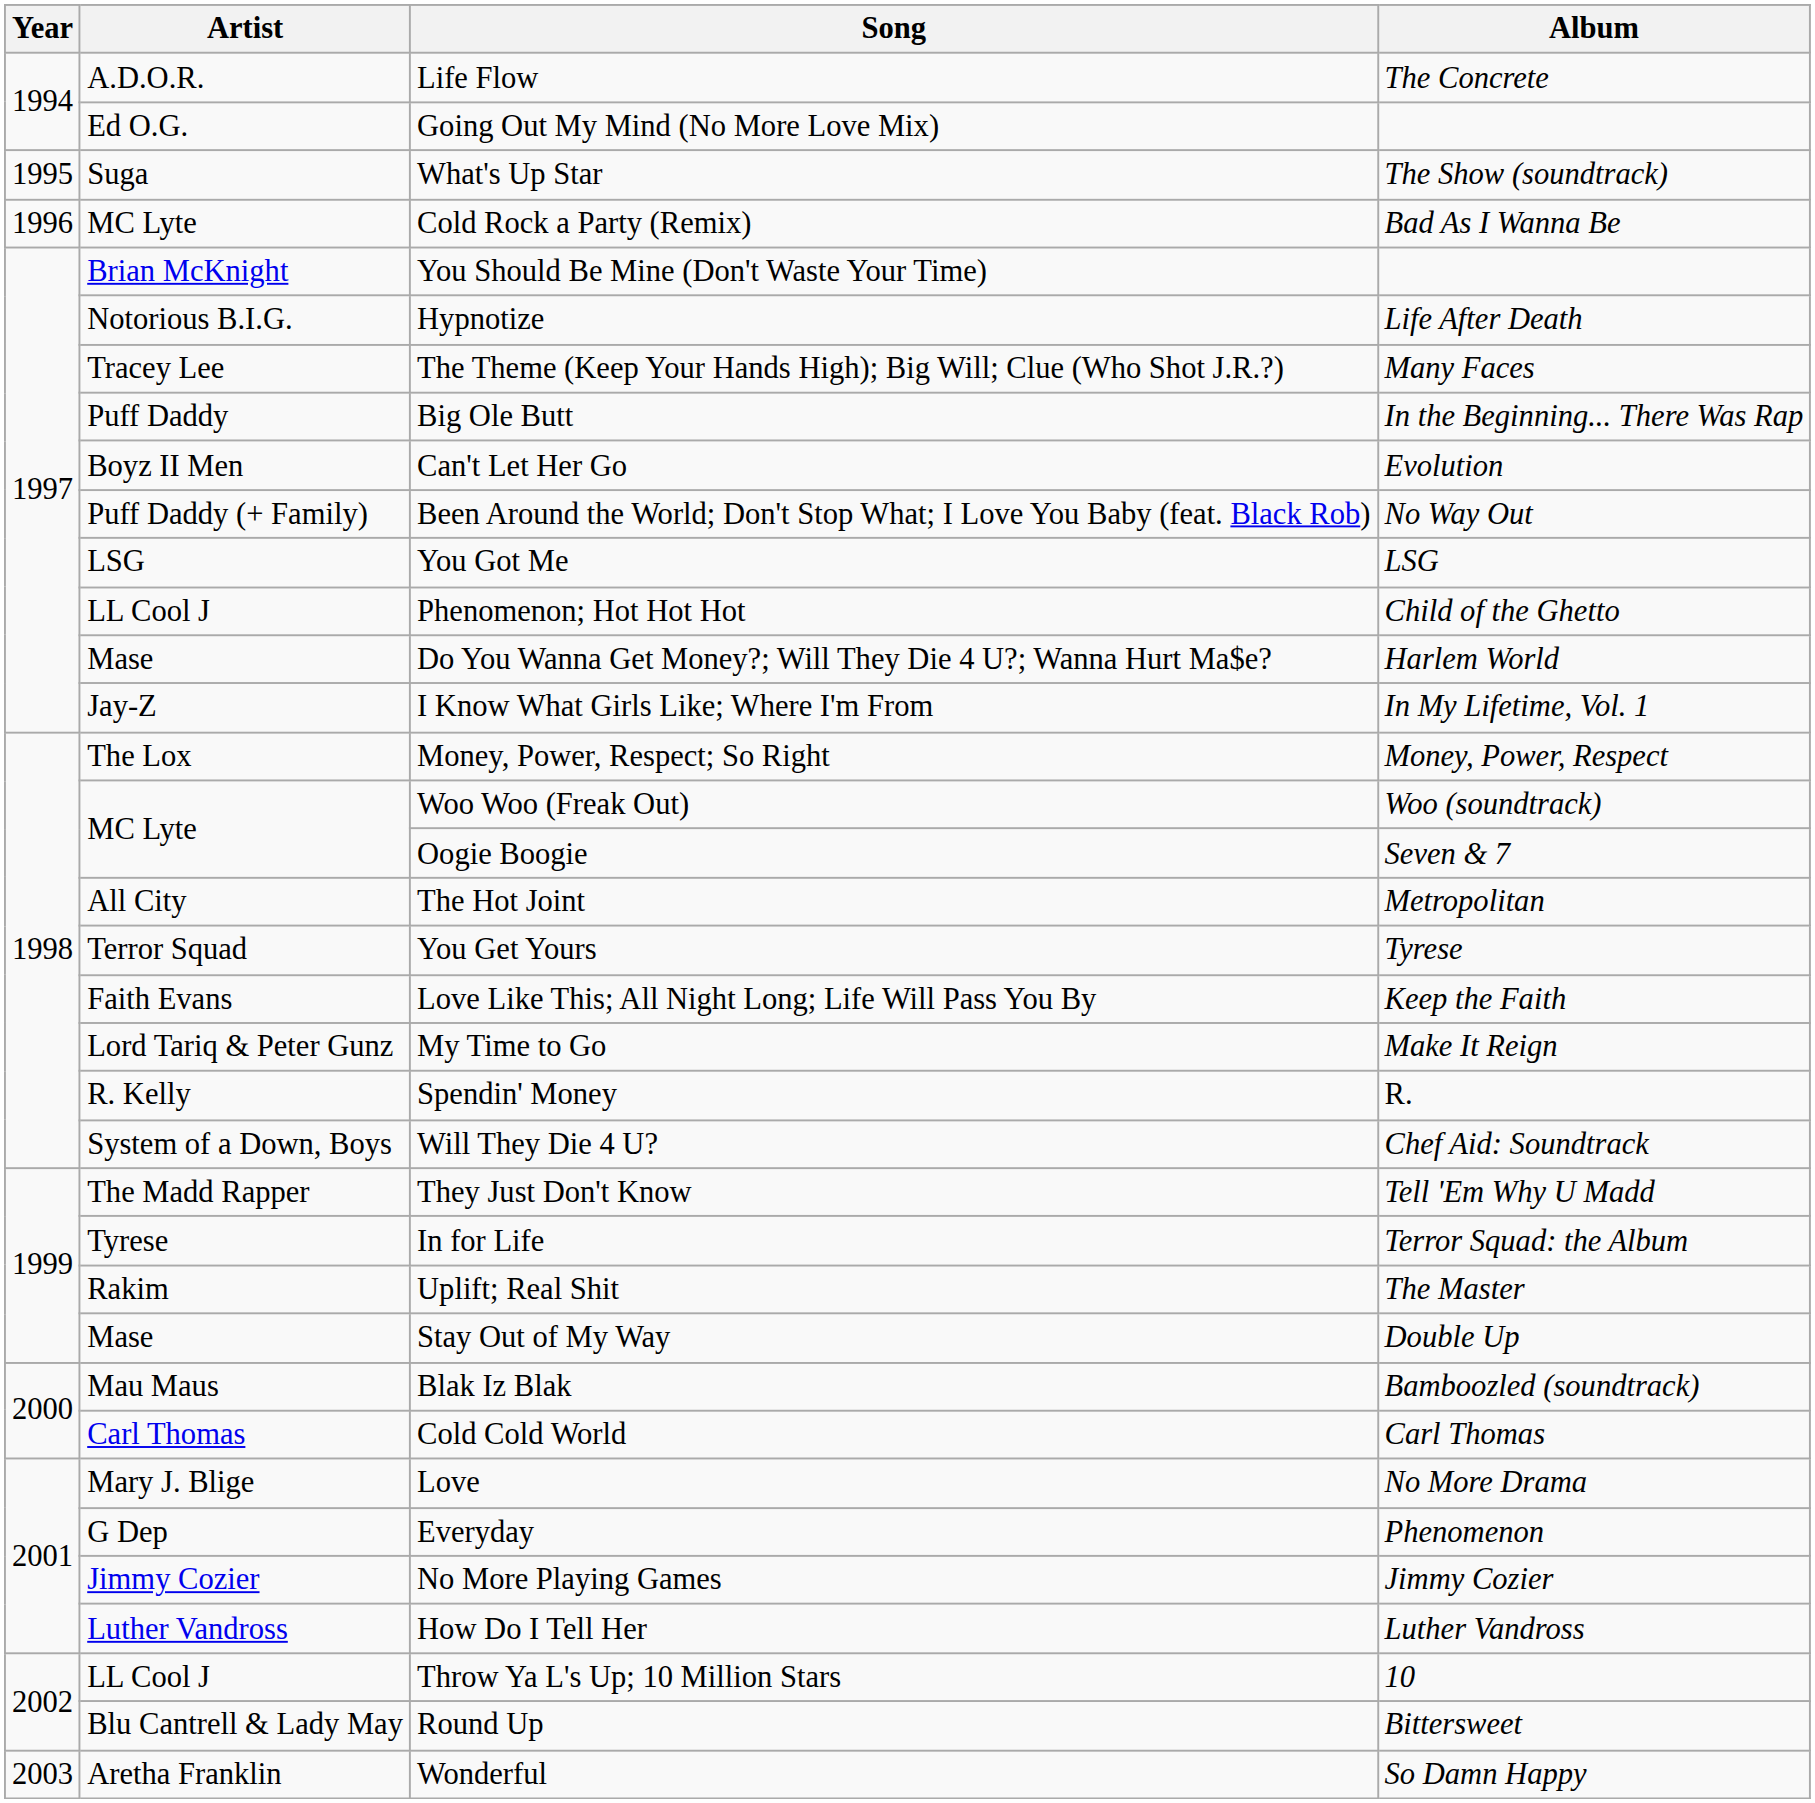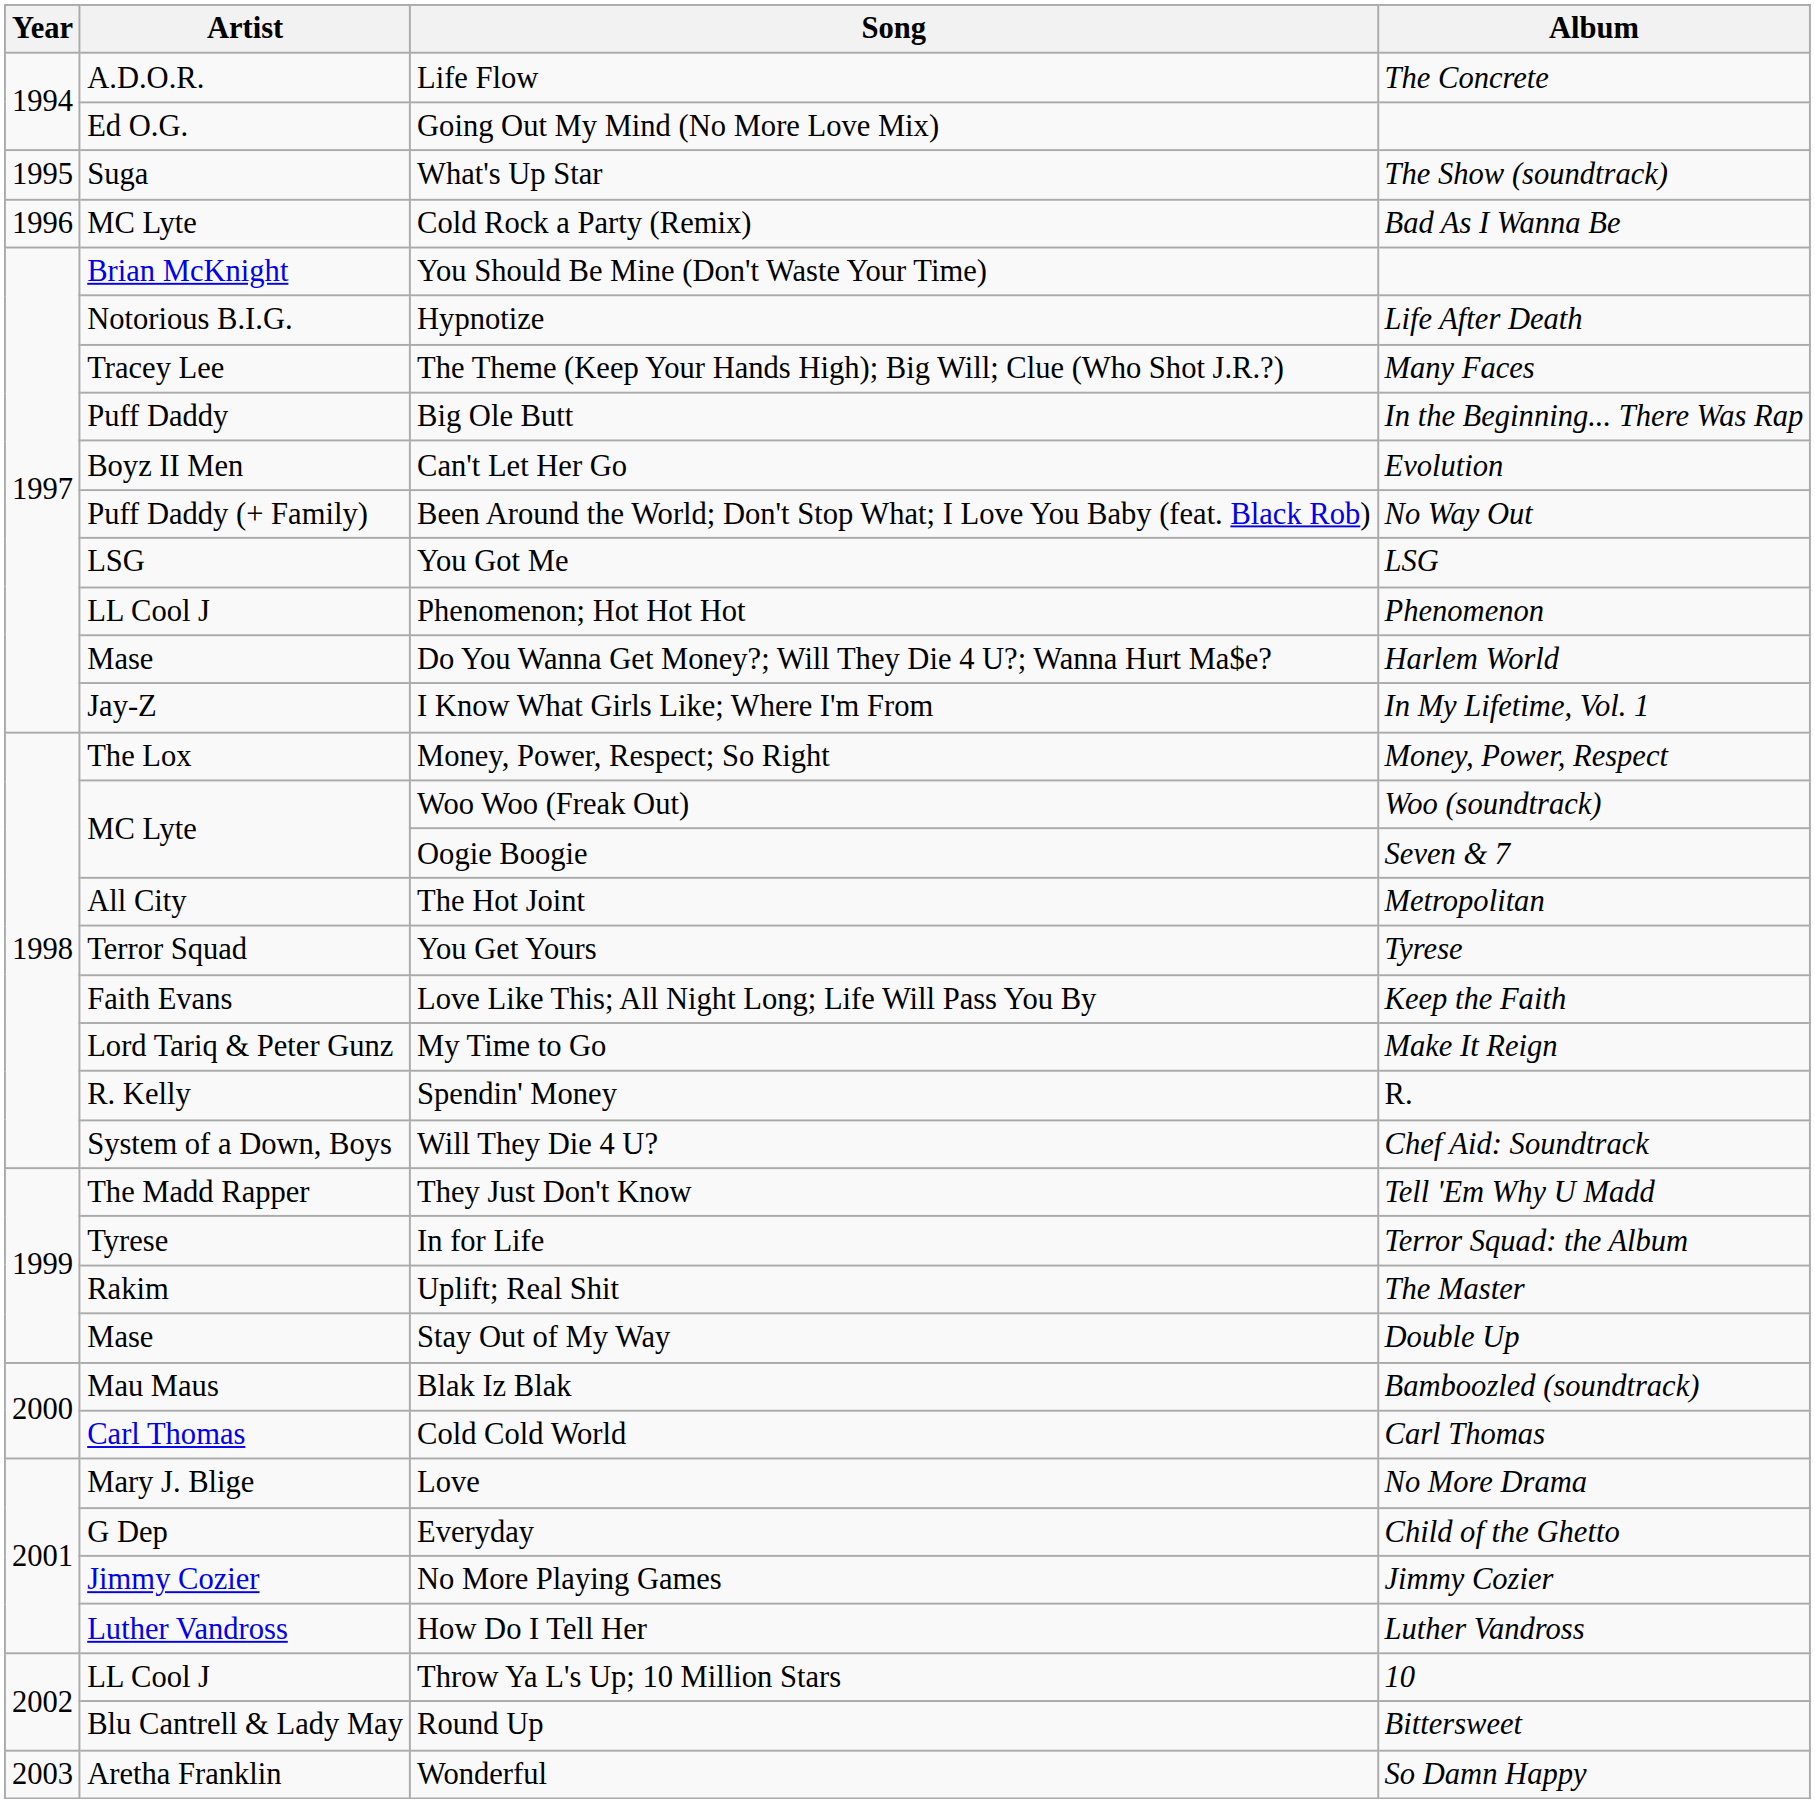(1502, 610) Child of the Ghetto -> (1464, 610) Phenomenon
(1464, 1531) Phenomenon -> (1502, 1531) Child of the Ghetto
